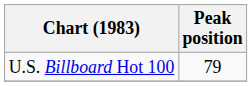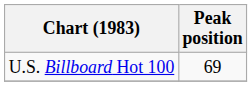(213, 66) 79 -> (213, 66) 69
